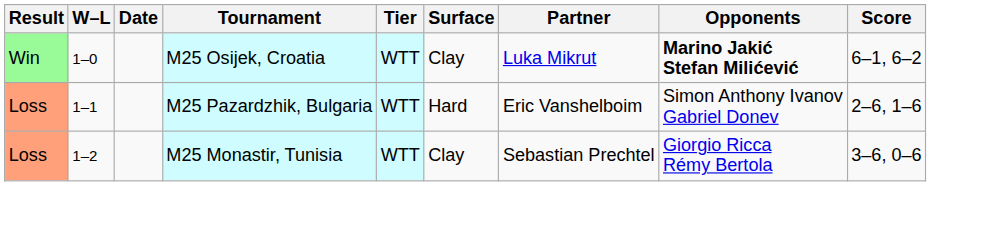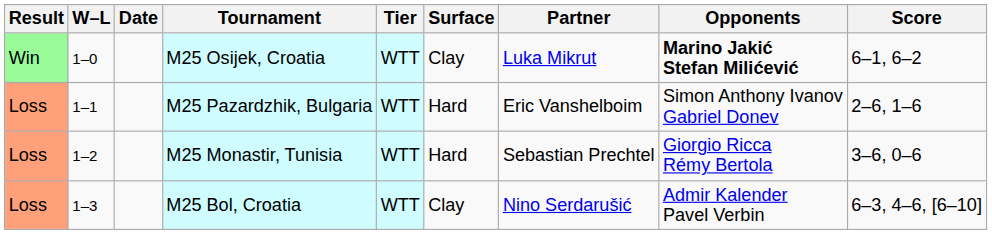(446, 155) Clay -> (448, 155) Hard
+ row: (234, 204)
